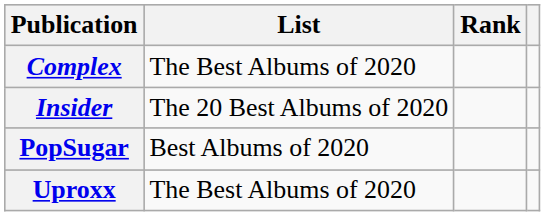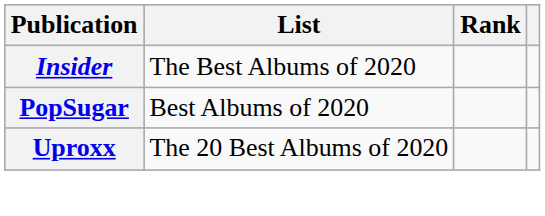- row: (74, 66)
(299, 107) The 20 Best Albums of 2020 -> (283, 66) The Best Albums of 2020
(283, 189) The Best Albums of 2020 -> (299, 148) The 20 Best Albums of 2020
